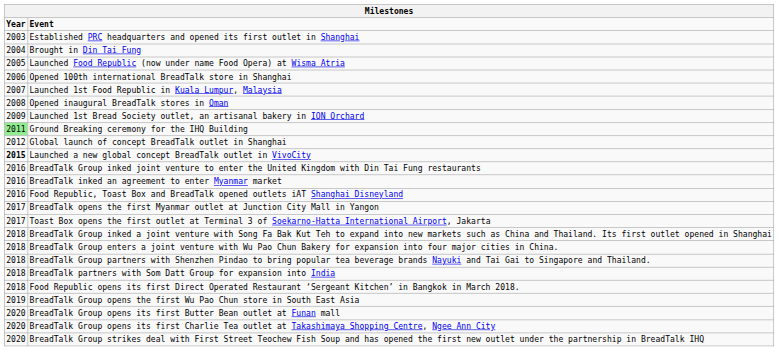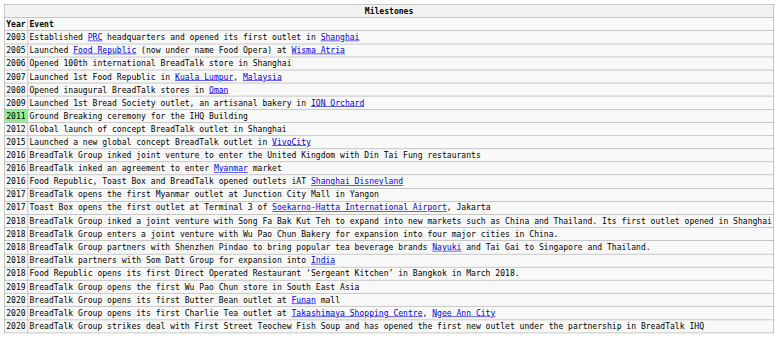- row: (85, 50)
(16, 155) bold -> (16, 142) normal
